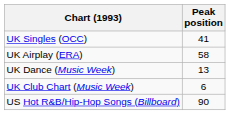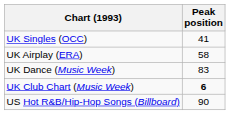(204, 70) 13 -> (204, 70) 83
(204, 86) normal -> (204, 86) bold
